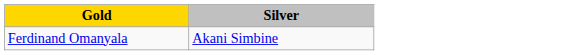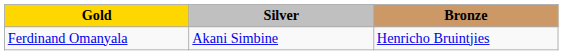+ column: (466, 15)
